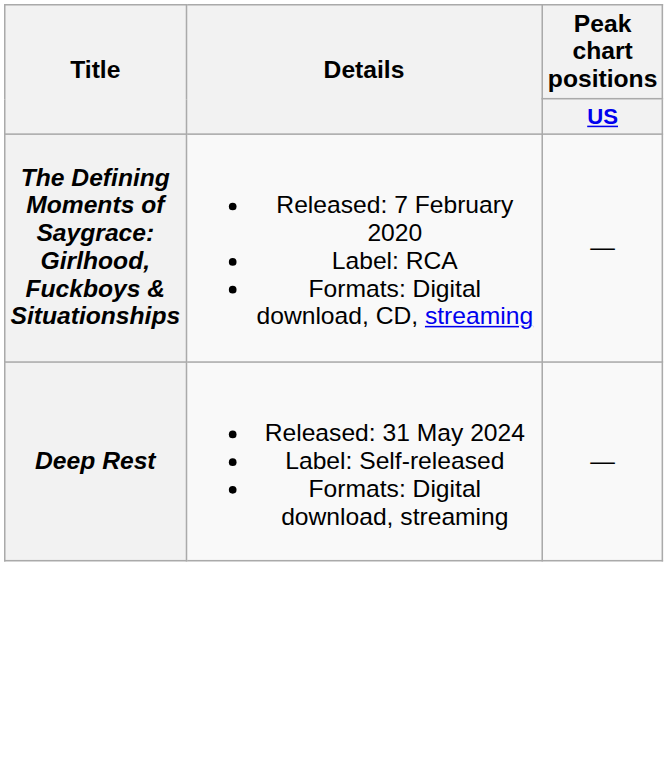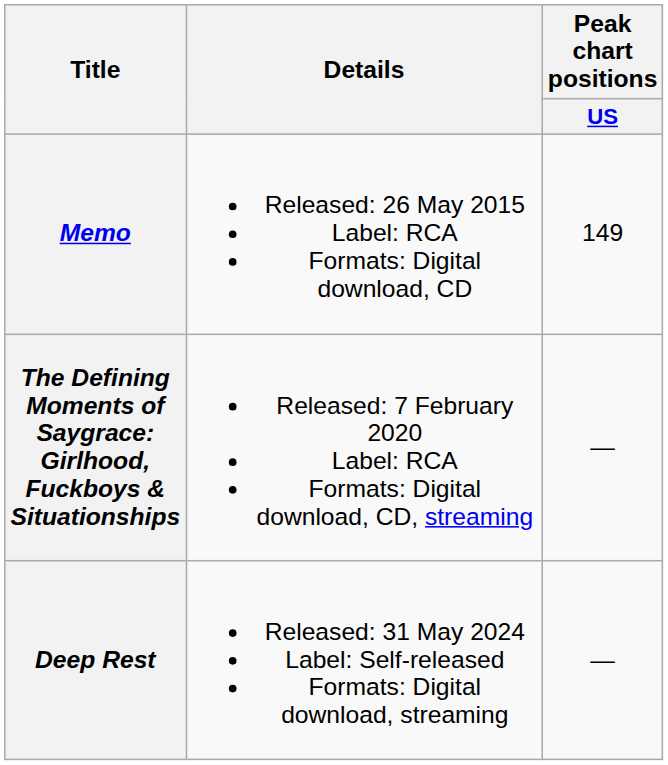+ row: (95, 233)
